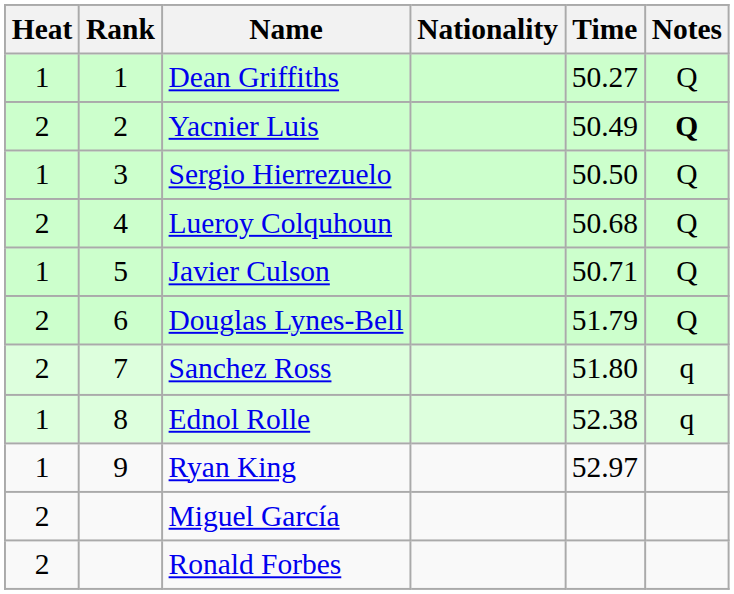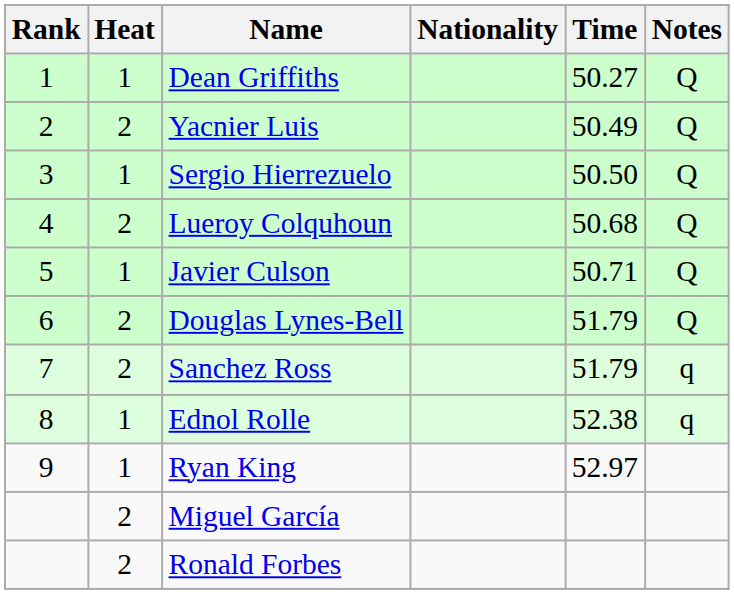columns swapped: (120, 28) <-> (42, 28)
(687, 126) bold -> (687, 126) normal
(605, 369) 51.80 -> (605, 369) 51.79
